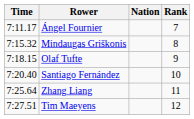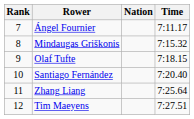columns swapped: (176, 12) <-> (22, 12)
